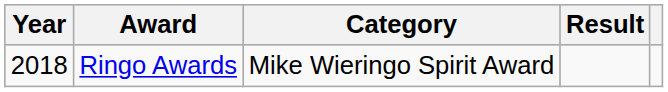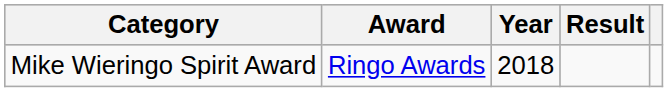columns swapped: (39, 24) <-> (401, 24)
